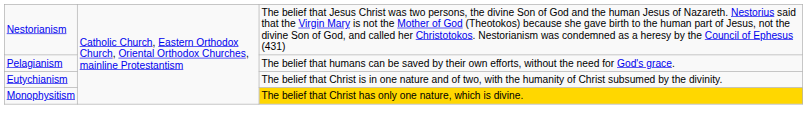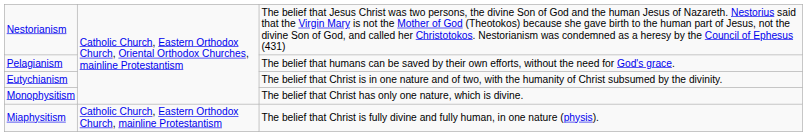(392, 95) gold background -> (392, 95) no background
+ row: (36, 117)
